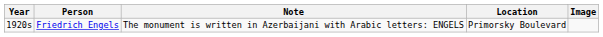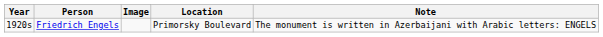columns swapped: (583, 11) <-> (293, 11)
